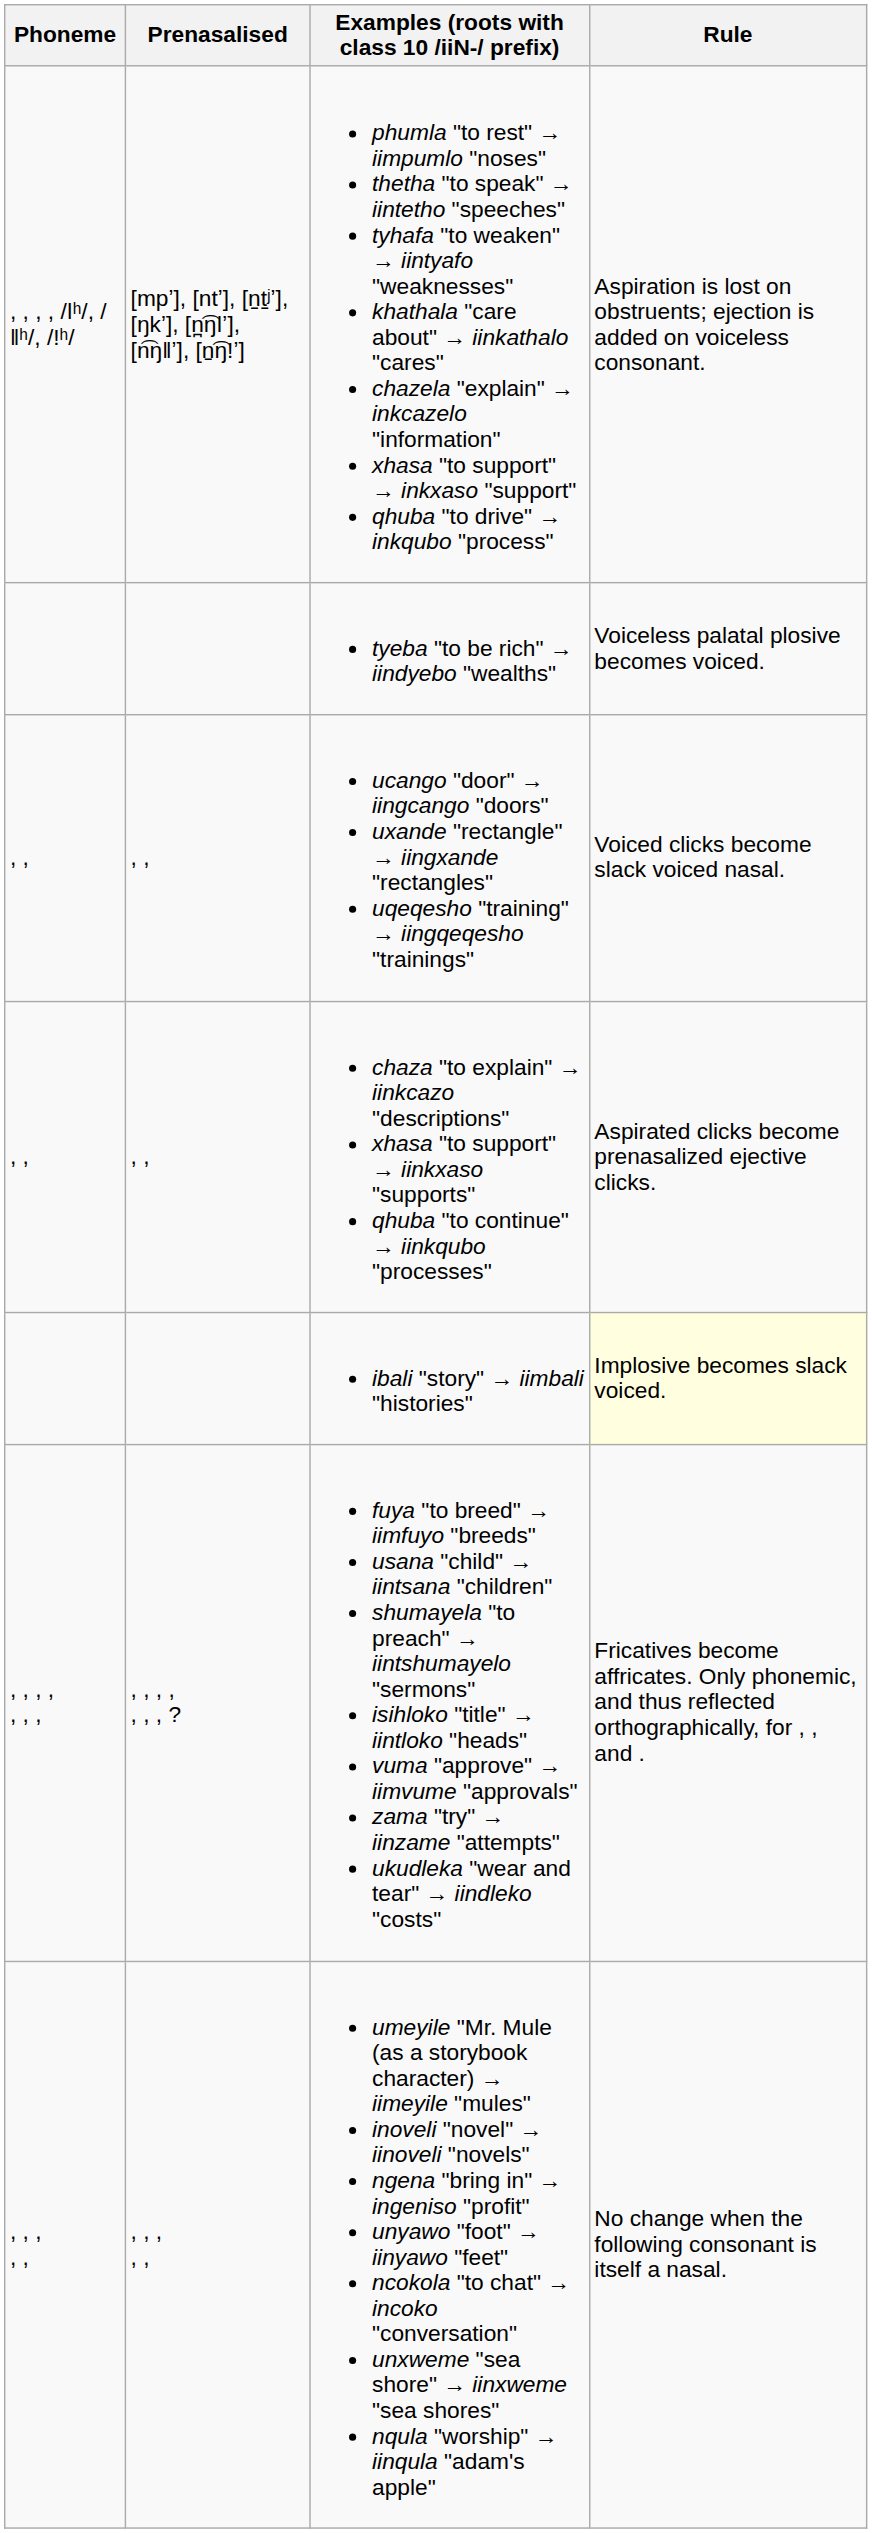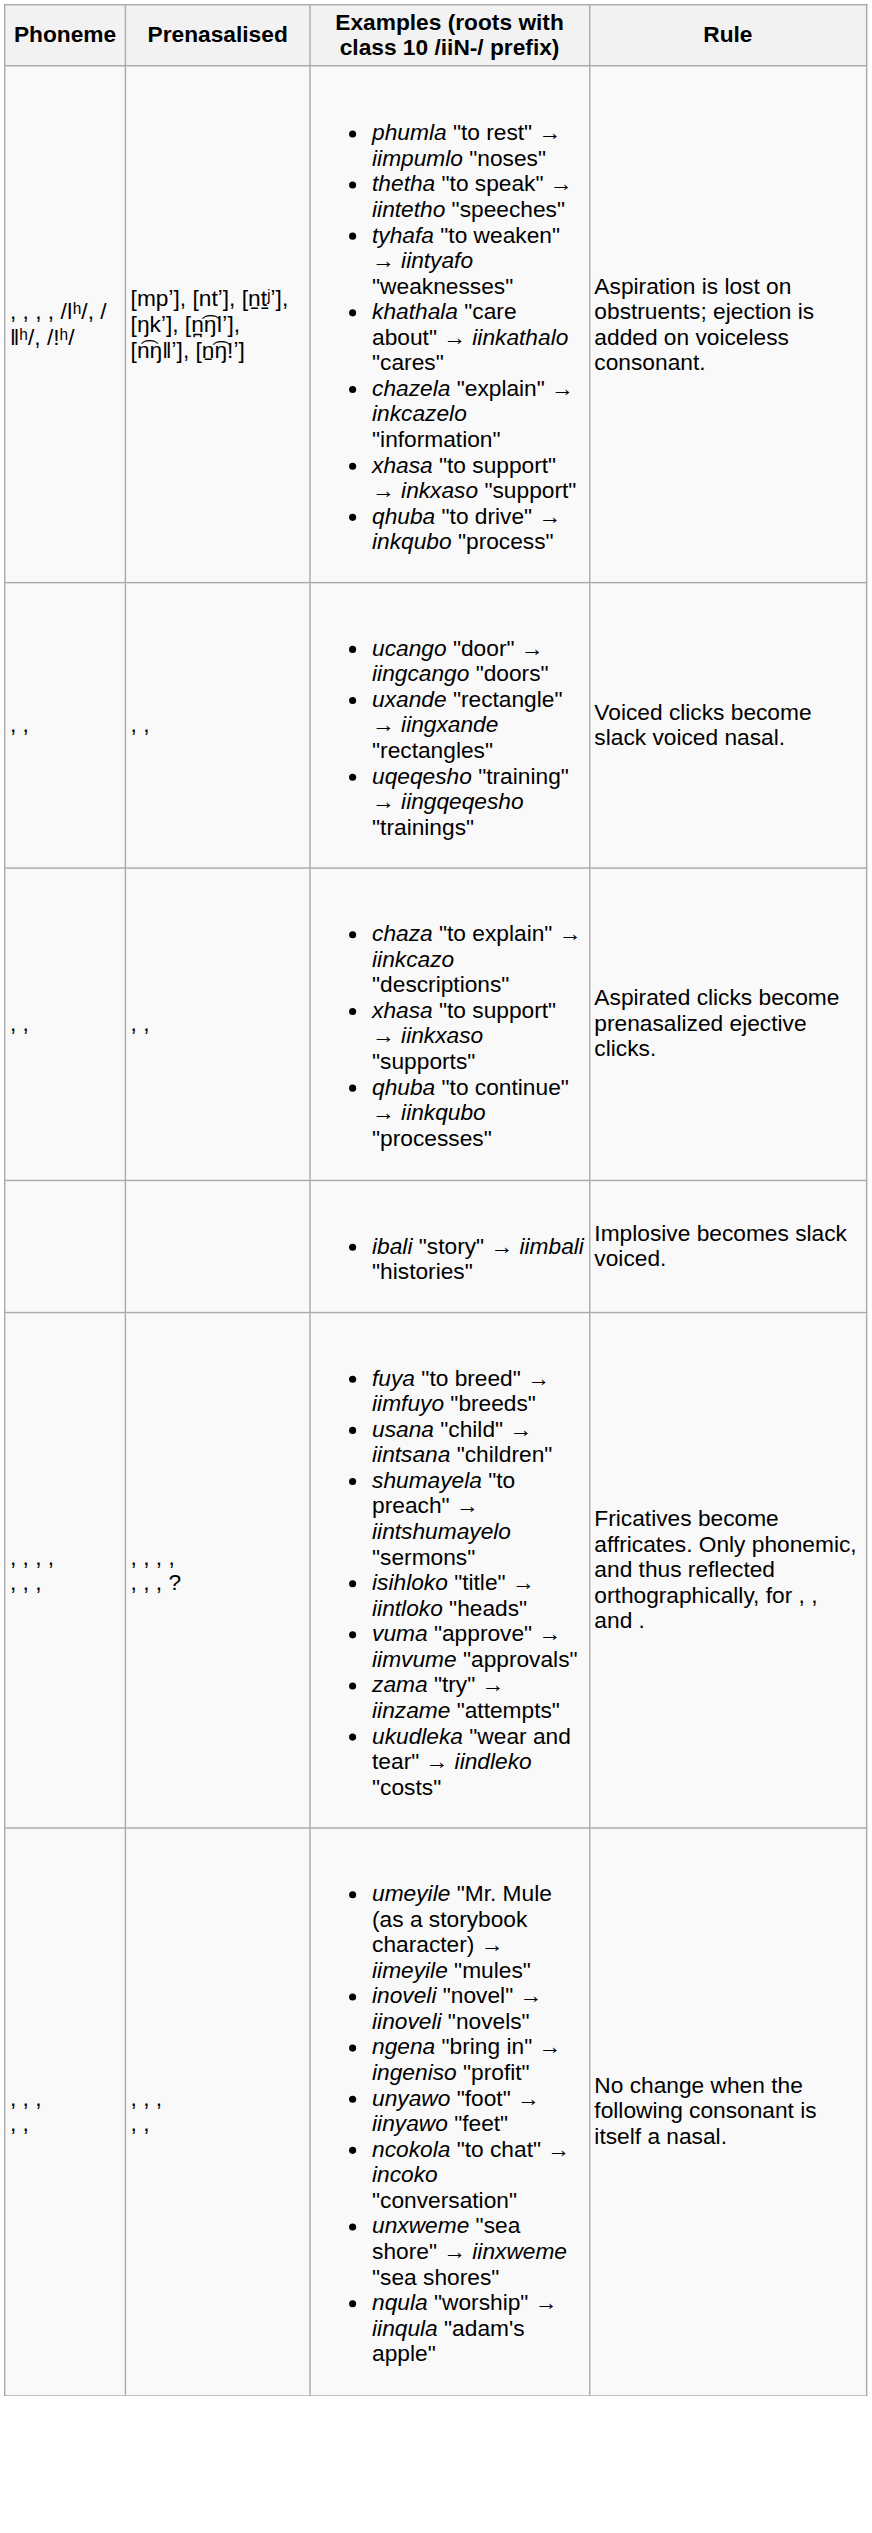- row: (450, 661)
(721, 1378) lightyellow background -> (721, 1245) no background
